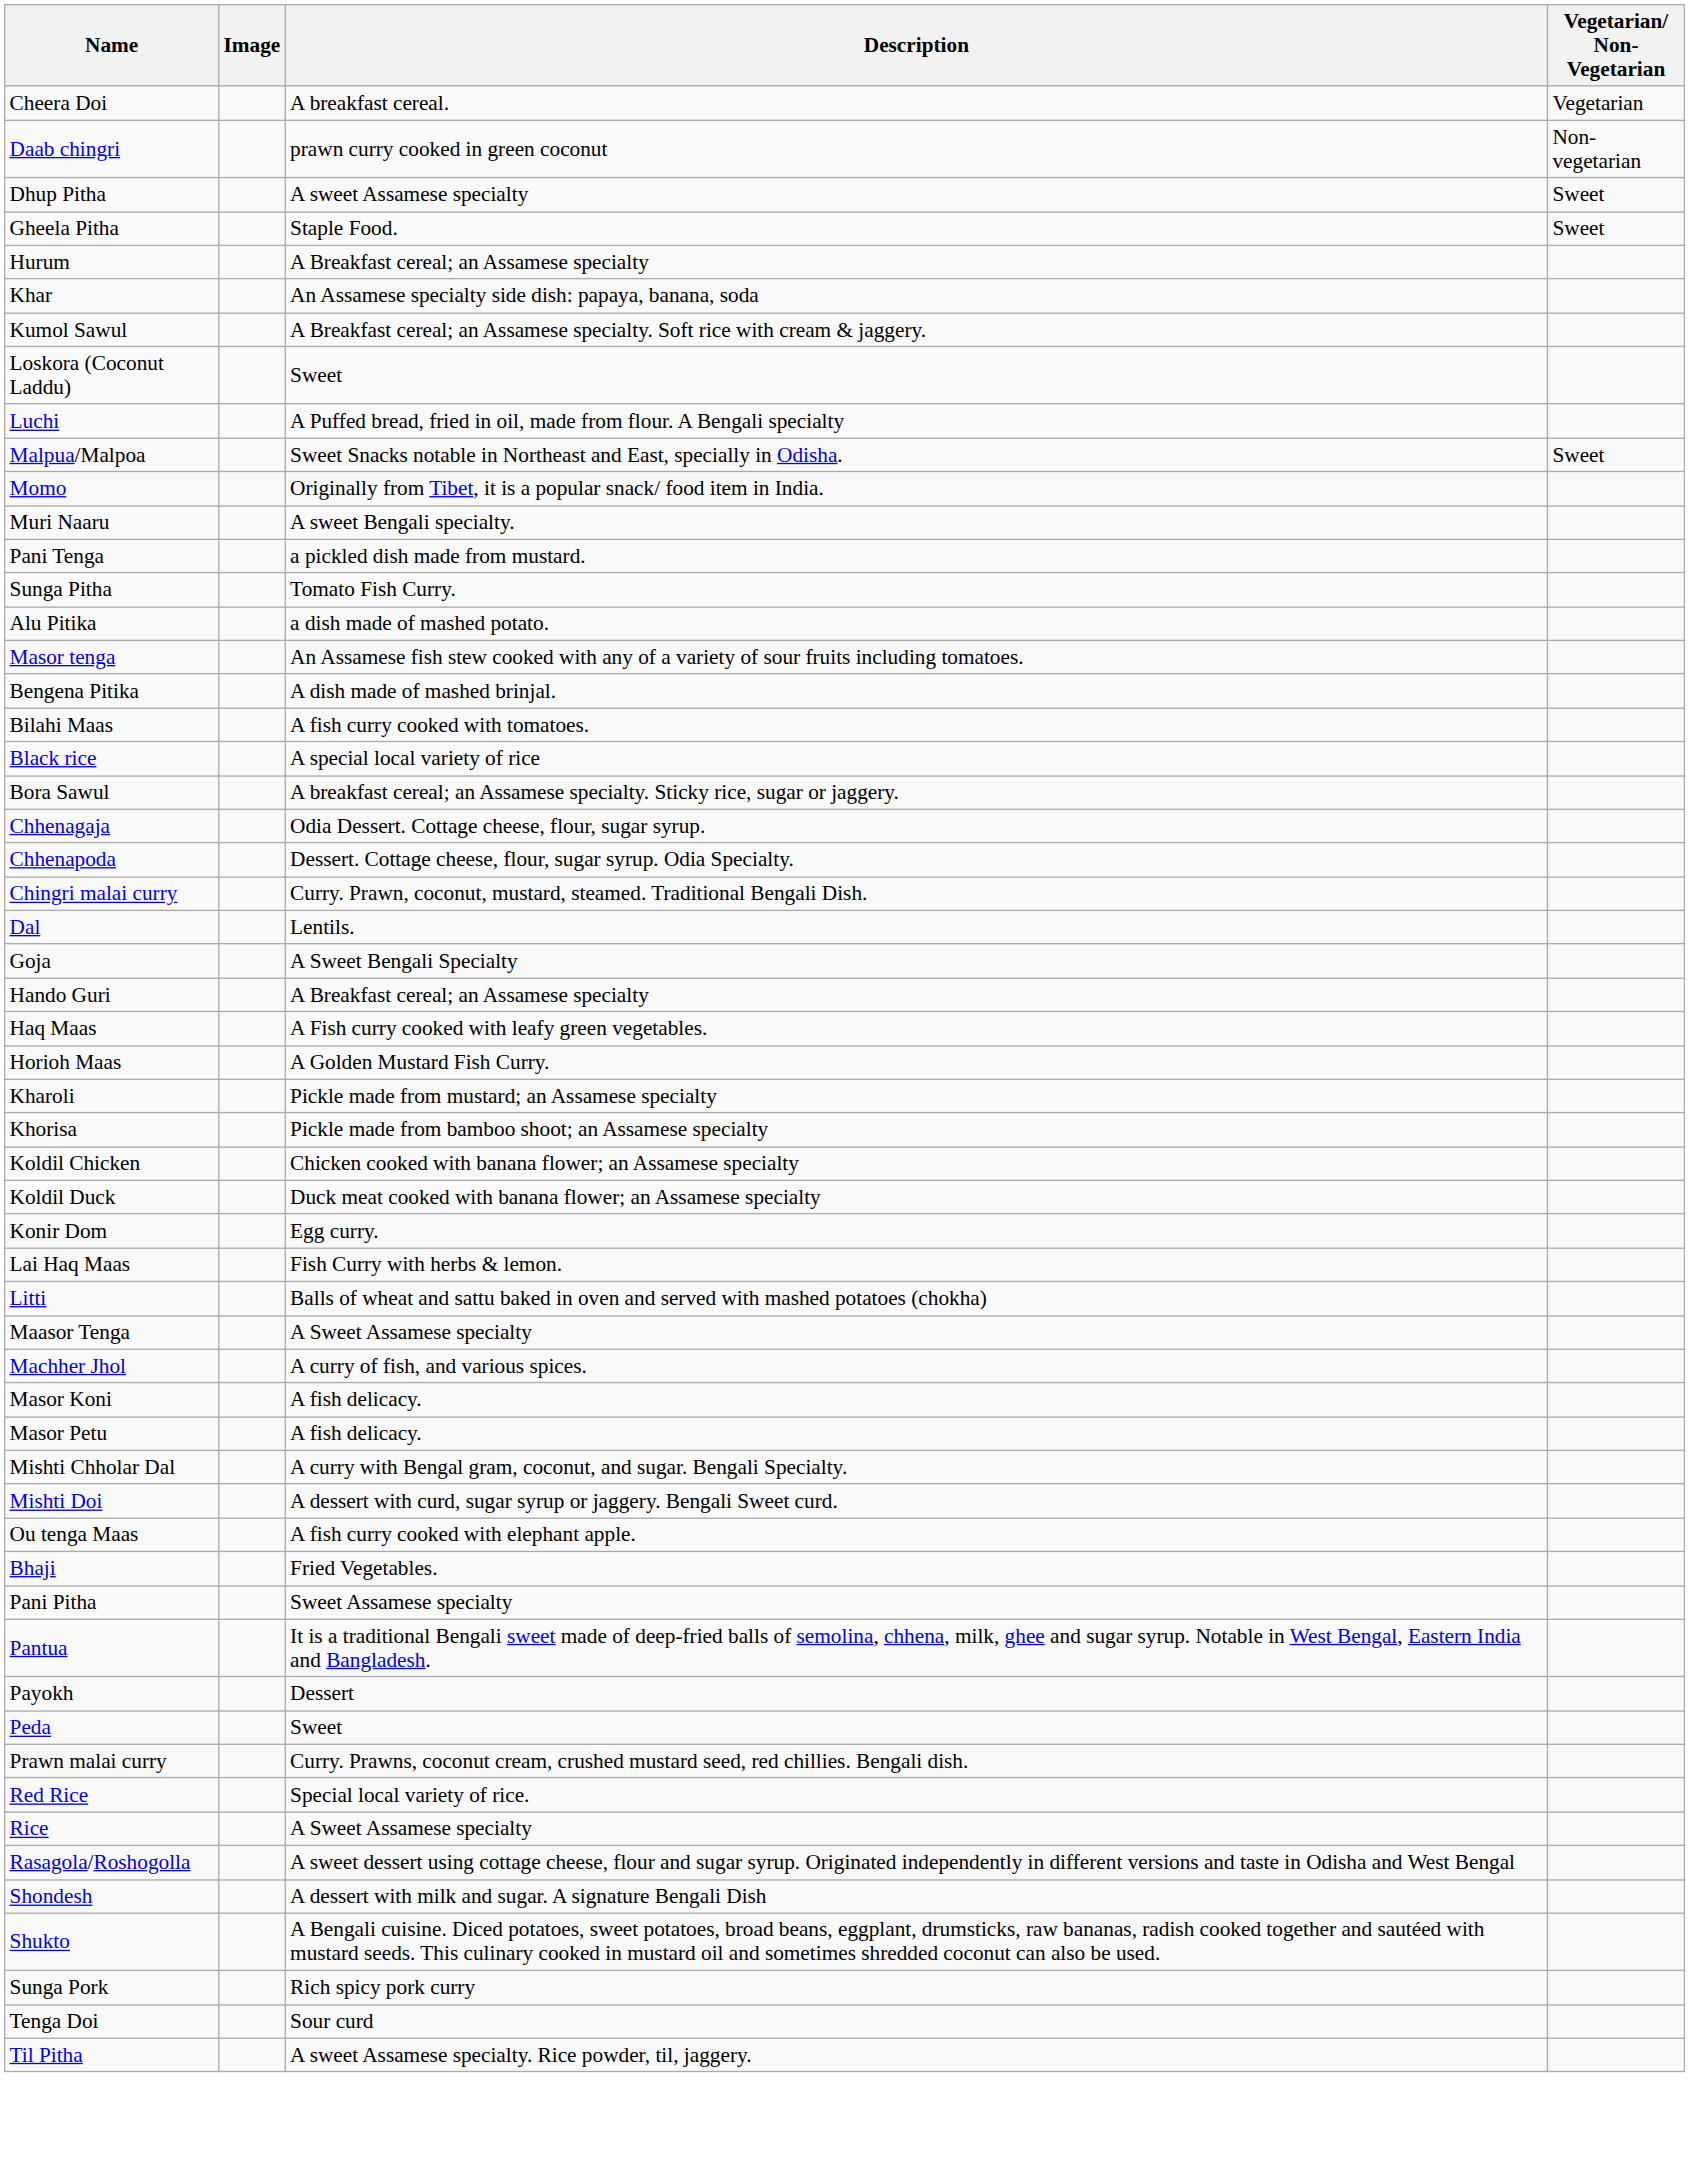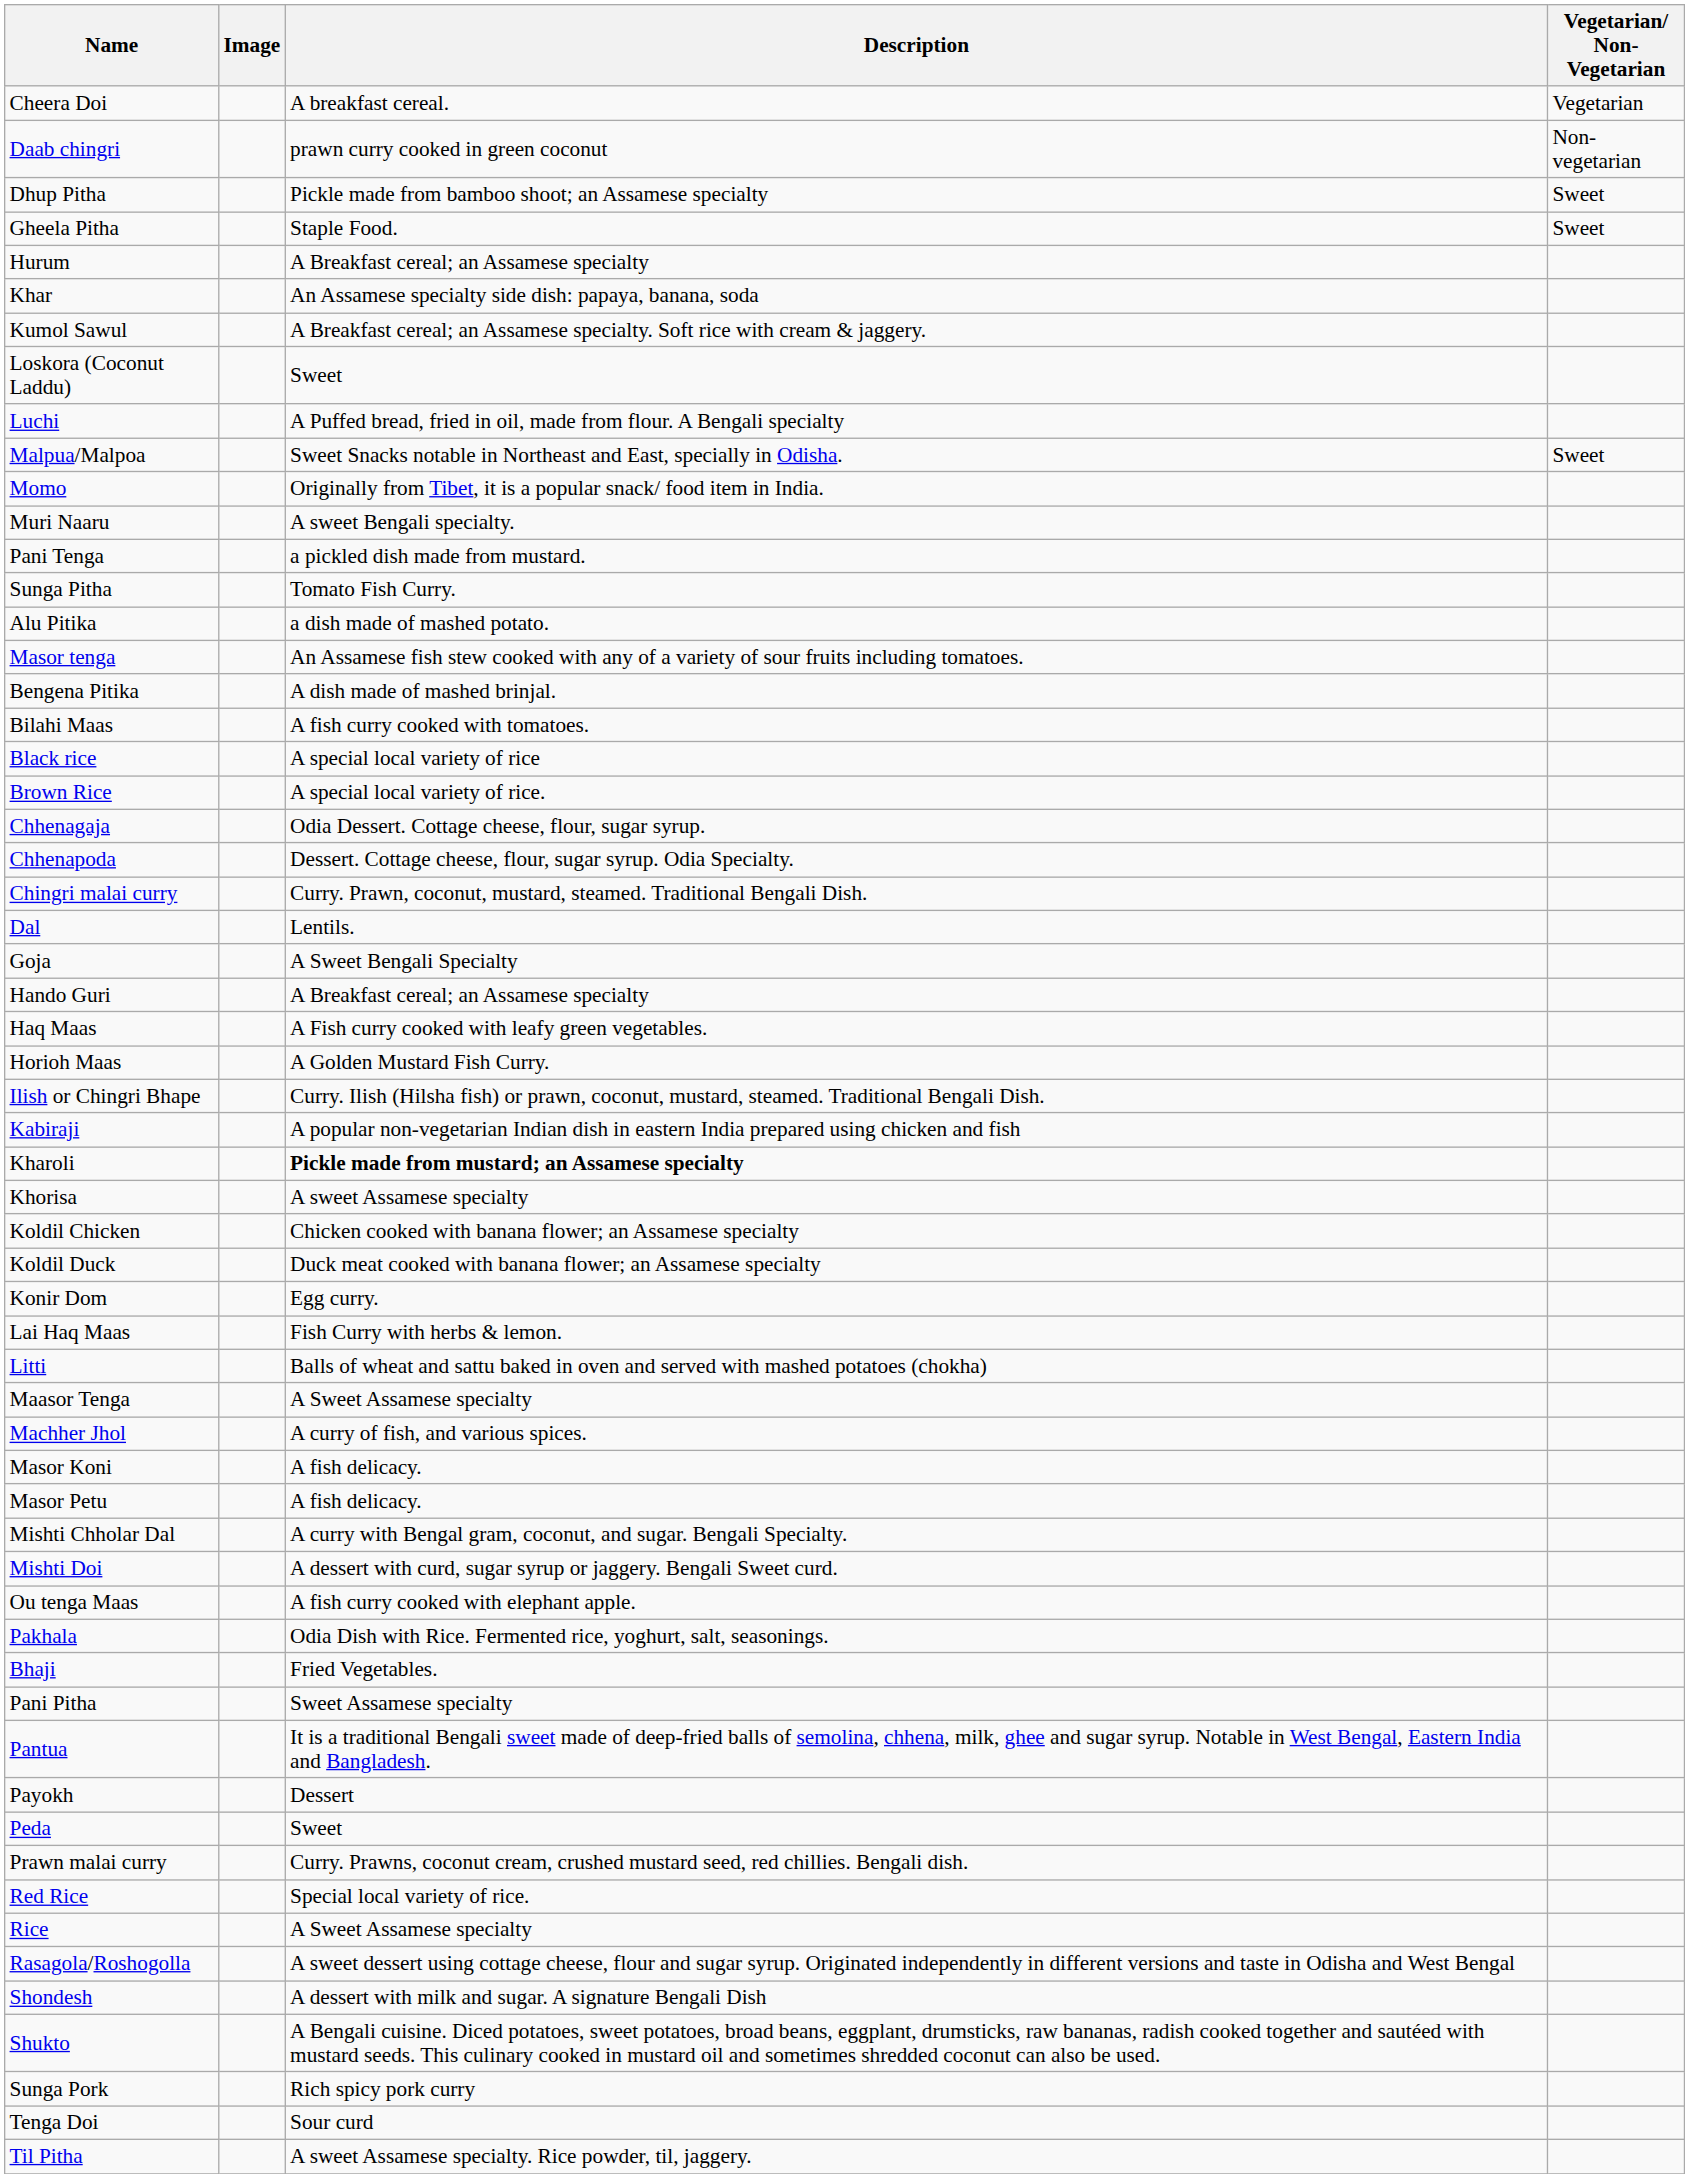(409, 194) A sweet Assamese specialty -> (529, 194) Pickle made from bamboo shoot; an Assamese specialty
- row: (60, 792)
+ row: (61, 792)
+ row: (105, 1095)
+ row: (44, 1129)
(503, 1095) normal -> (517, 1163) bold
(529, 1129) Pickle made from bamboo shoot; an Assamese specialty -> (409, 1197) A sweet Assamese specialty
+ row: (43, 1635)
